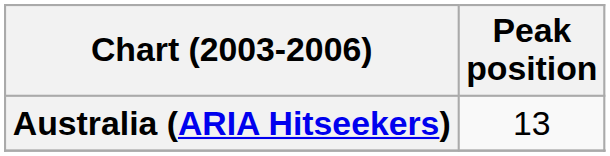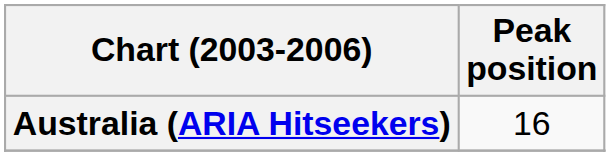(532, 122) 13 -> (532, 122) 16
